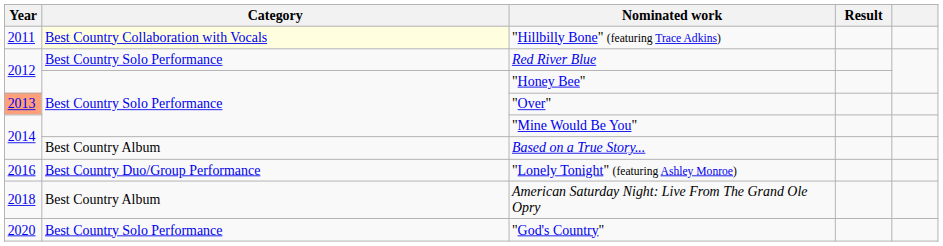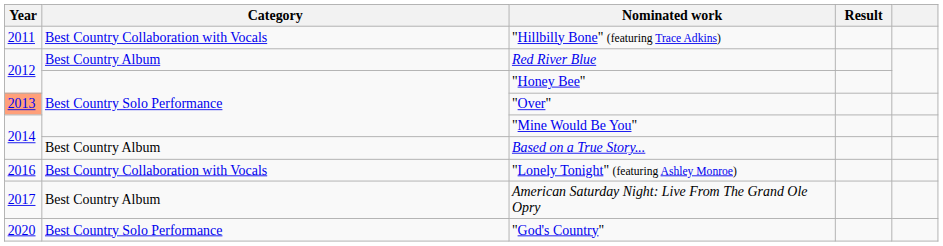(156, 37) lightyellow background -> (156, 37) no background
(134, 59) Best Country Solo Performance -> (103, 59) Best Country Album
(153, 170) Best Country Duo/Group Performance -> (156, 170) Best Country Collaboration with Vocals
(22, 199) 2018 -> (22, 199) 2017
